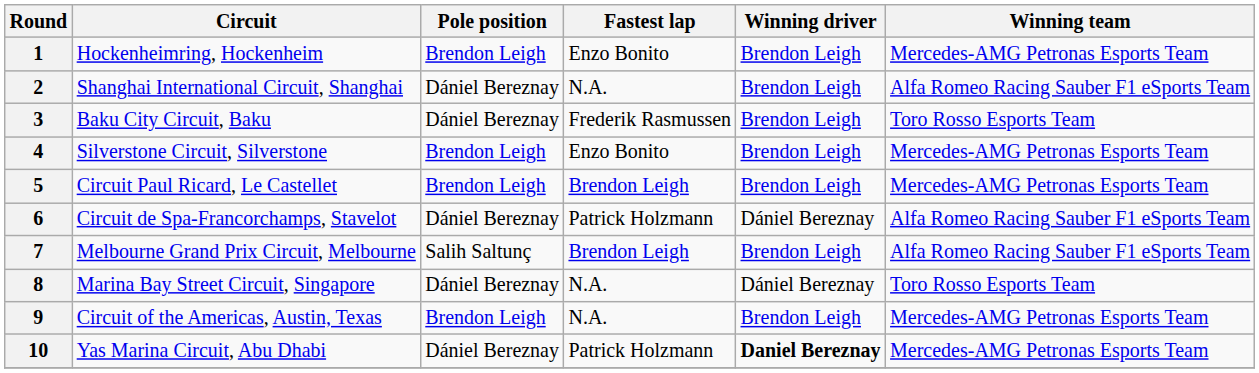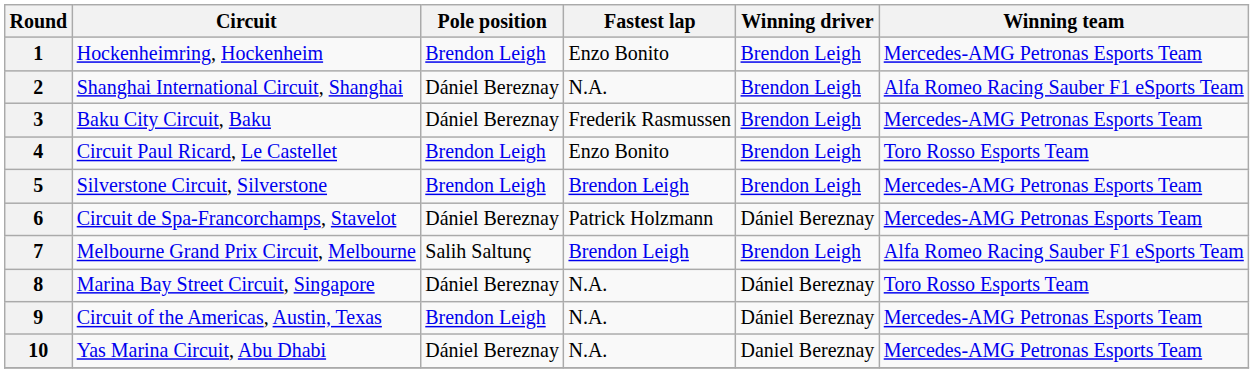(993, 119) Toro Rosso Esports Team -> (1043, 119) Mercedes-AMG Petronas Esports Team
(202, 152) Silverstone Circuit, Silverstone -> (207, 152) Circuit Paul Ricard, Le Castellet
(1049, 152) Mercedes-AMG Petronas Esports Team -> (986, 152) Toro Rosso Esports Team
(207, 185) Circuit Paul Ricard, Le Castellet -> (202, 185) Silverstone Circuit, Silverstone
(1070, 218) Alfa Romeo Racing Sauber F1 eSports Team -> (1043, 218) Mercedes-AMG Petronas Esports Team
(801, 317) Brendon Leigh -> (807, 317) Dániel Bereznay
(641, 350) Patrick Holzmann -> (588, 350) N.A.
(811, 350) bold -> (807, 350) normal
